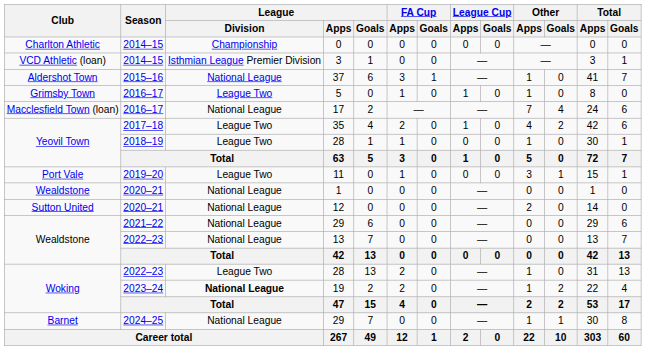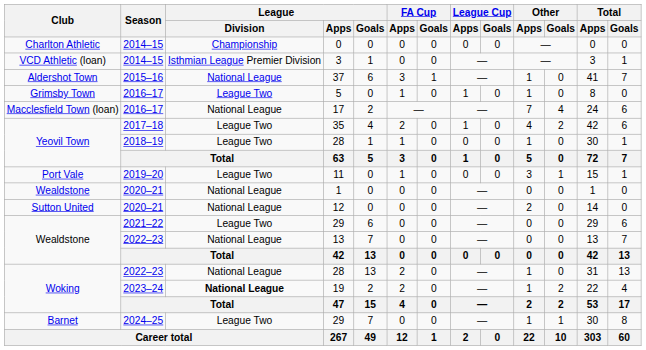(244, 223) National League -> (244, 223) League Two
(244, 272) League Two -> (244, 272) National League
(244, 321) National League -> (244, 321) League Two
